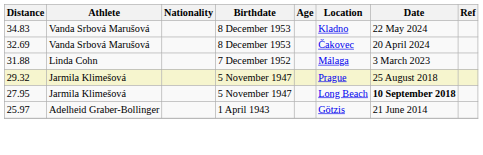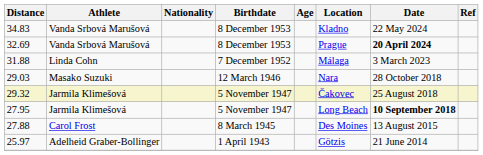(336, 45) Čakovec -> (332, 45) Prague
(401, 45) normal -> (402, 45) bold
+ row: (18, 77)
(332, 77) Prague -> (336, 93) Čakovec
+ row: (18, 126)
